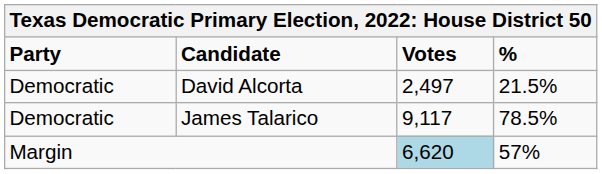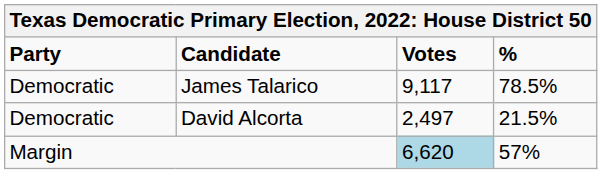rows swapped: (250, 119) <-> (242, 86)
